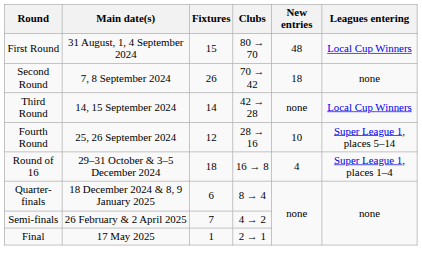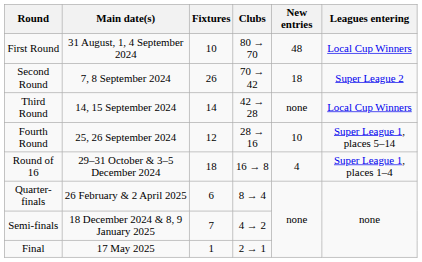(211, 48) 15 -> (211, 48) 10
(369, 78) none -> (369, 78) Super League 2
(126, 196) 18 December 2024 & 8, 9 January 2025 -> (126, 196) 26 February & 2 April 2025
(126, 219) 26 February & 2 April 2025 -> (126, 225) 18 December 2024 & 8, 9 January 2025
